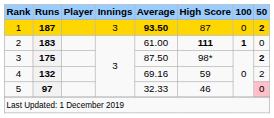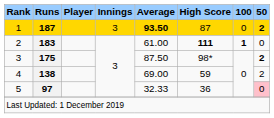(47, 74) 132 -> (47, 74) 138
(156, 74) 69.16 -> (156, 74) 69.00
(205, 89) 46 -> (205, 89) 36
